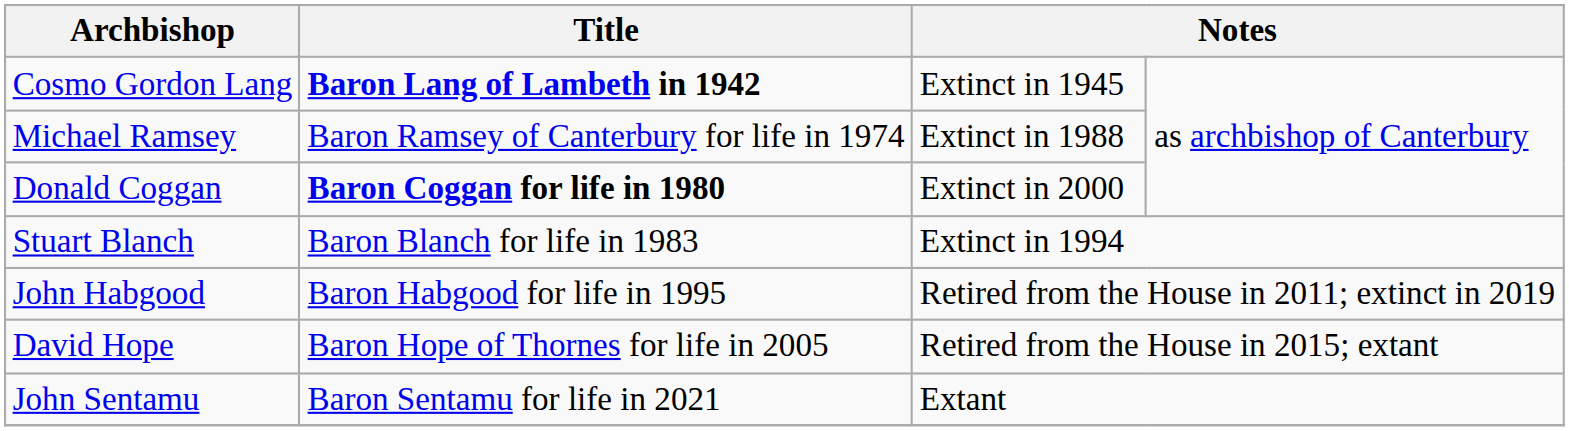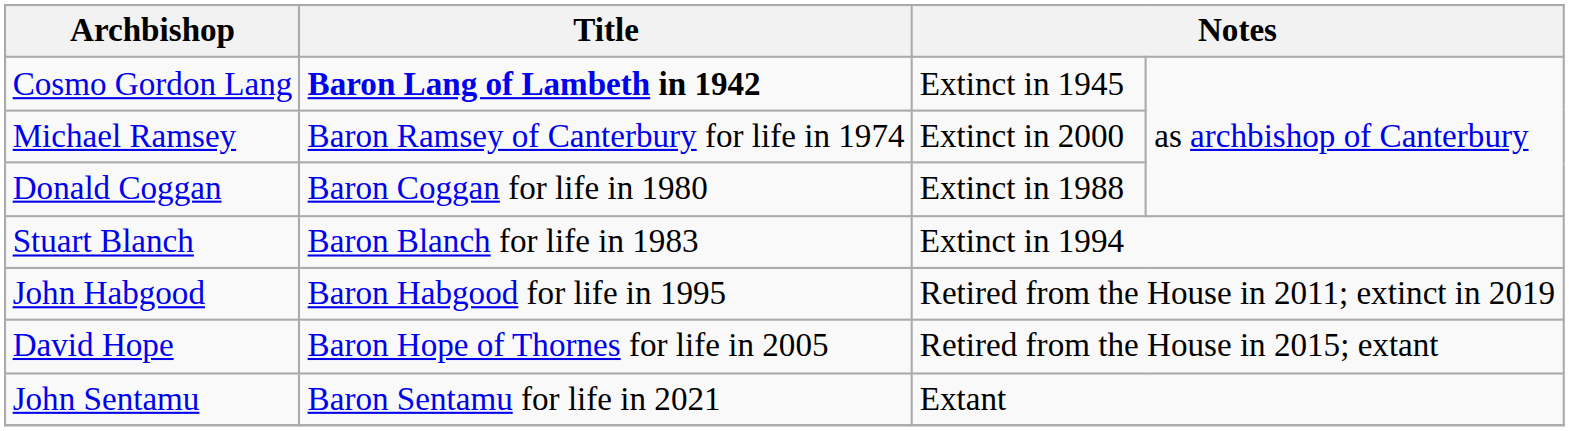(1022, 135) Extinct in 1988 -> (1022, 135) Extinct in 2000
(516, 188) bold -> (508, 188) normal
(1022, 188) Extinct in 2000 -> (1022, 188) Extinct in 1988
